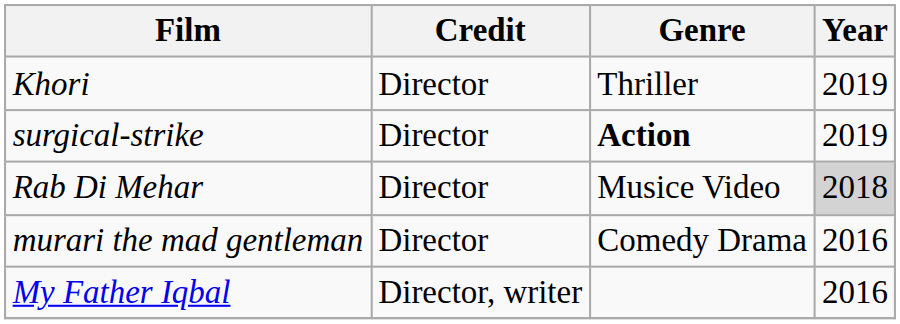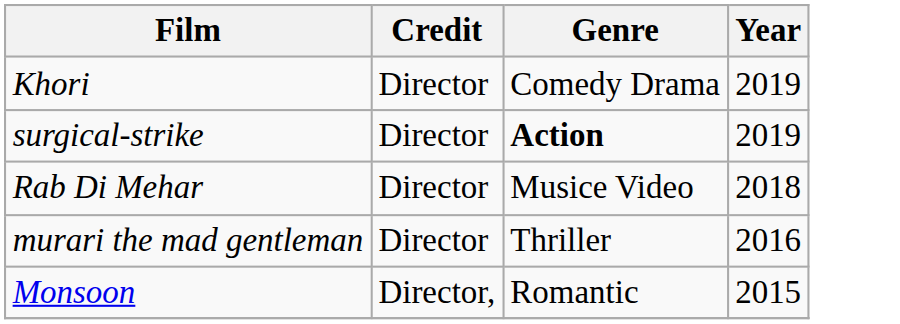(648, 82) Thriller -> (615, 82) Comedy Drama
(855, 187) lightgrey background -> (768, 187) no background
(702, 239) Comedy Drama -> (561, 239) Thriller
- row: (122, 291)
+ row: (74, 291)
